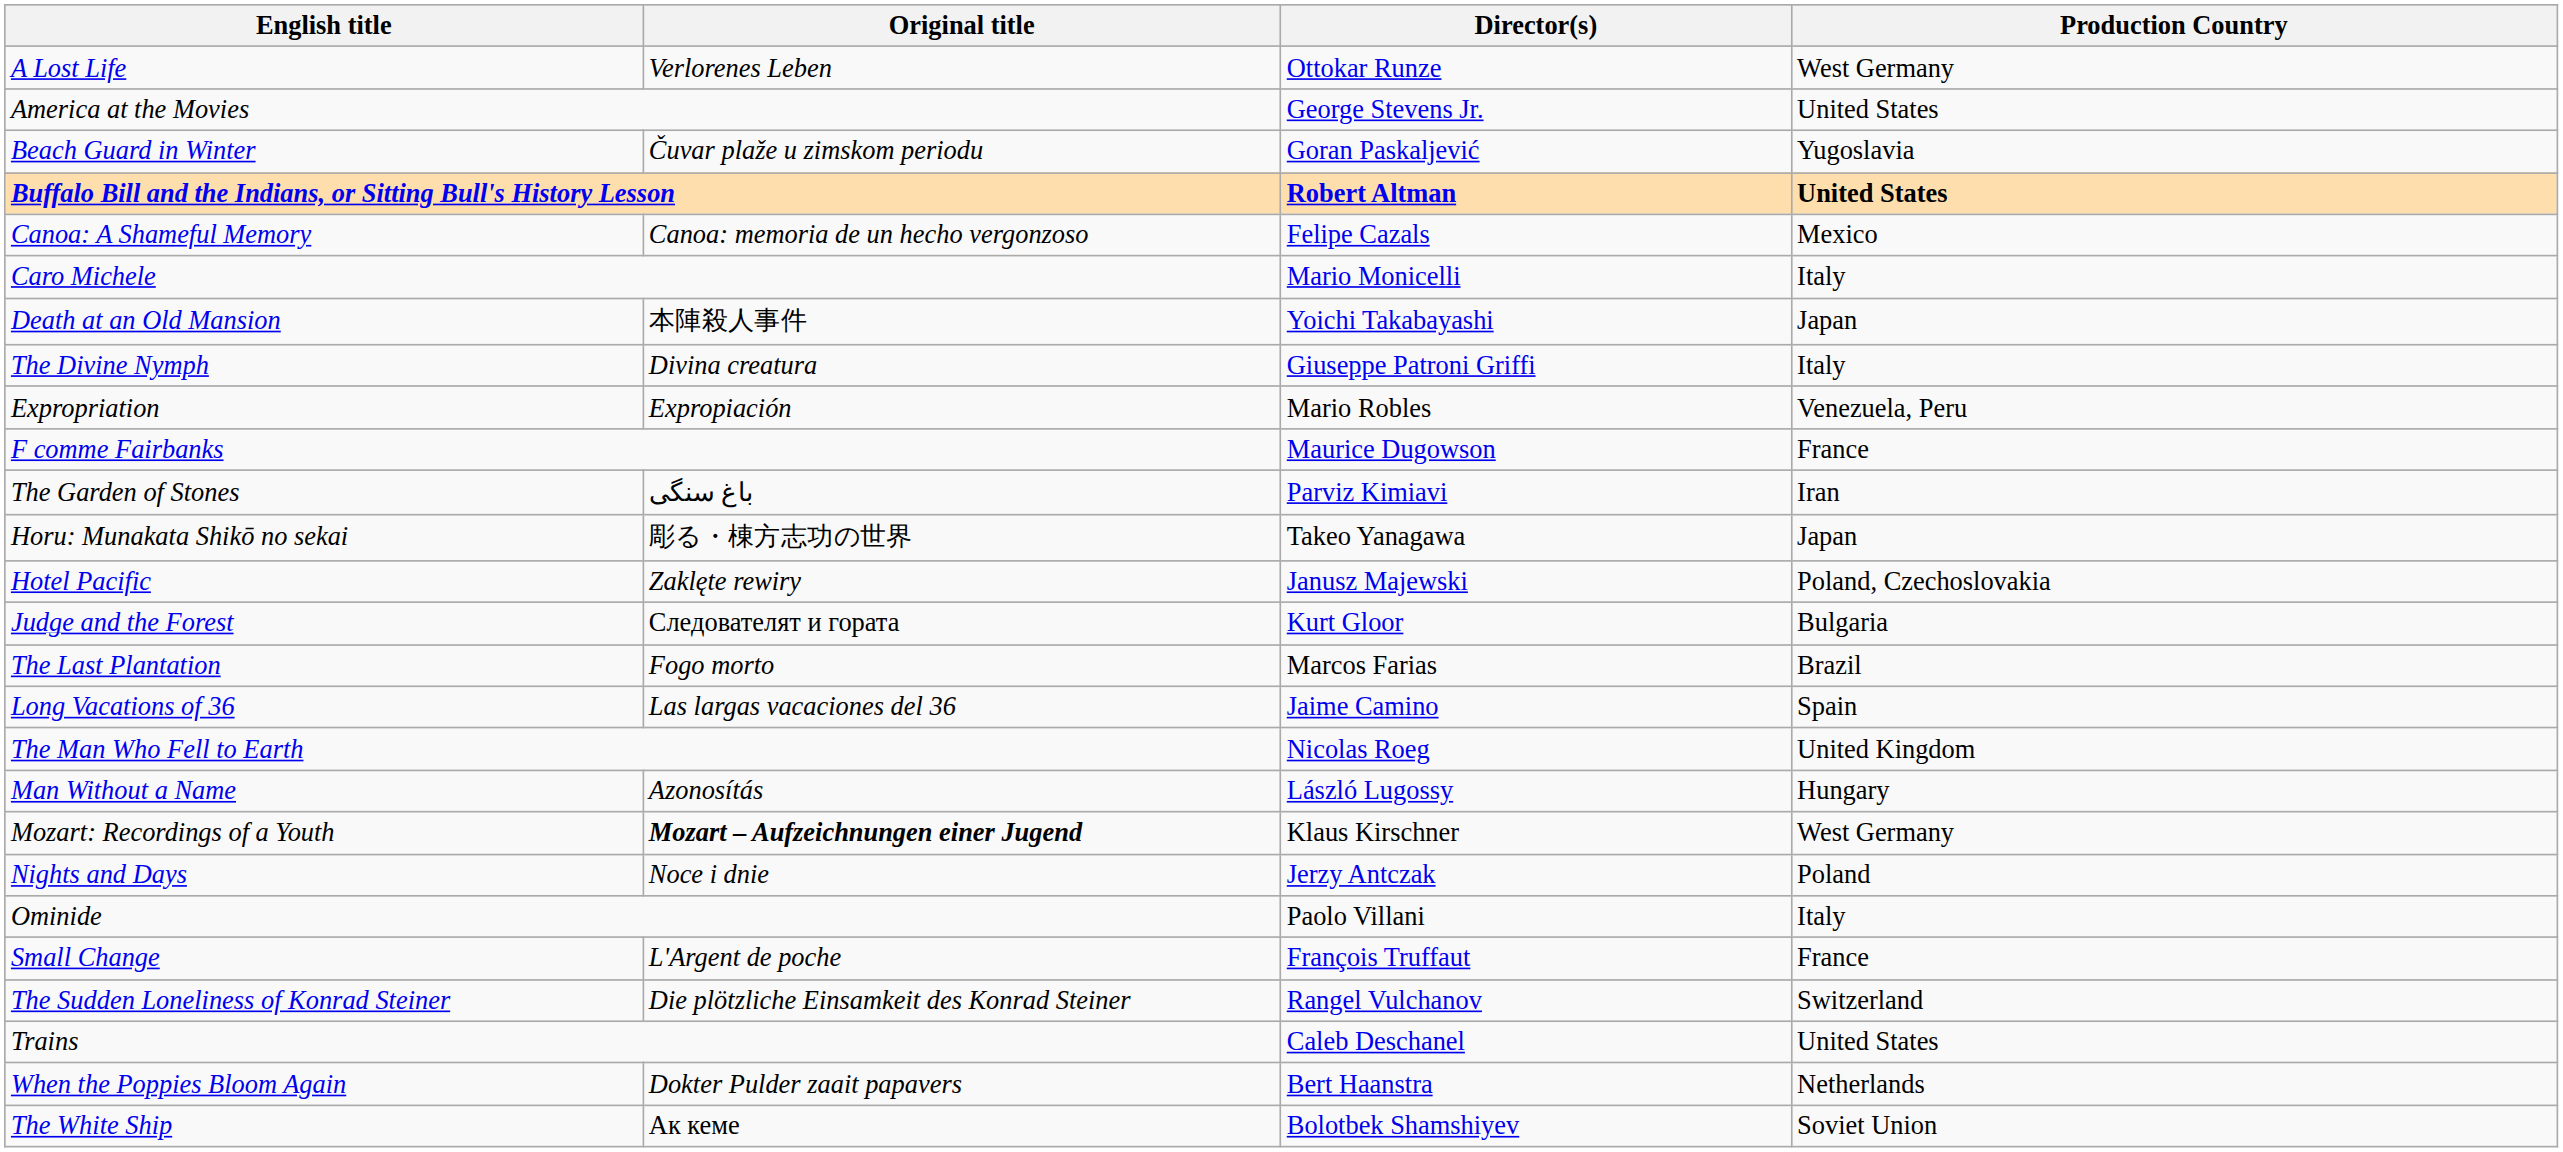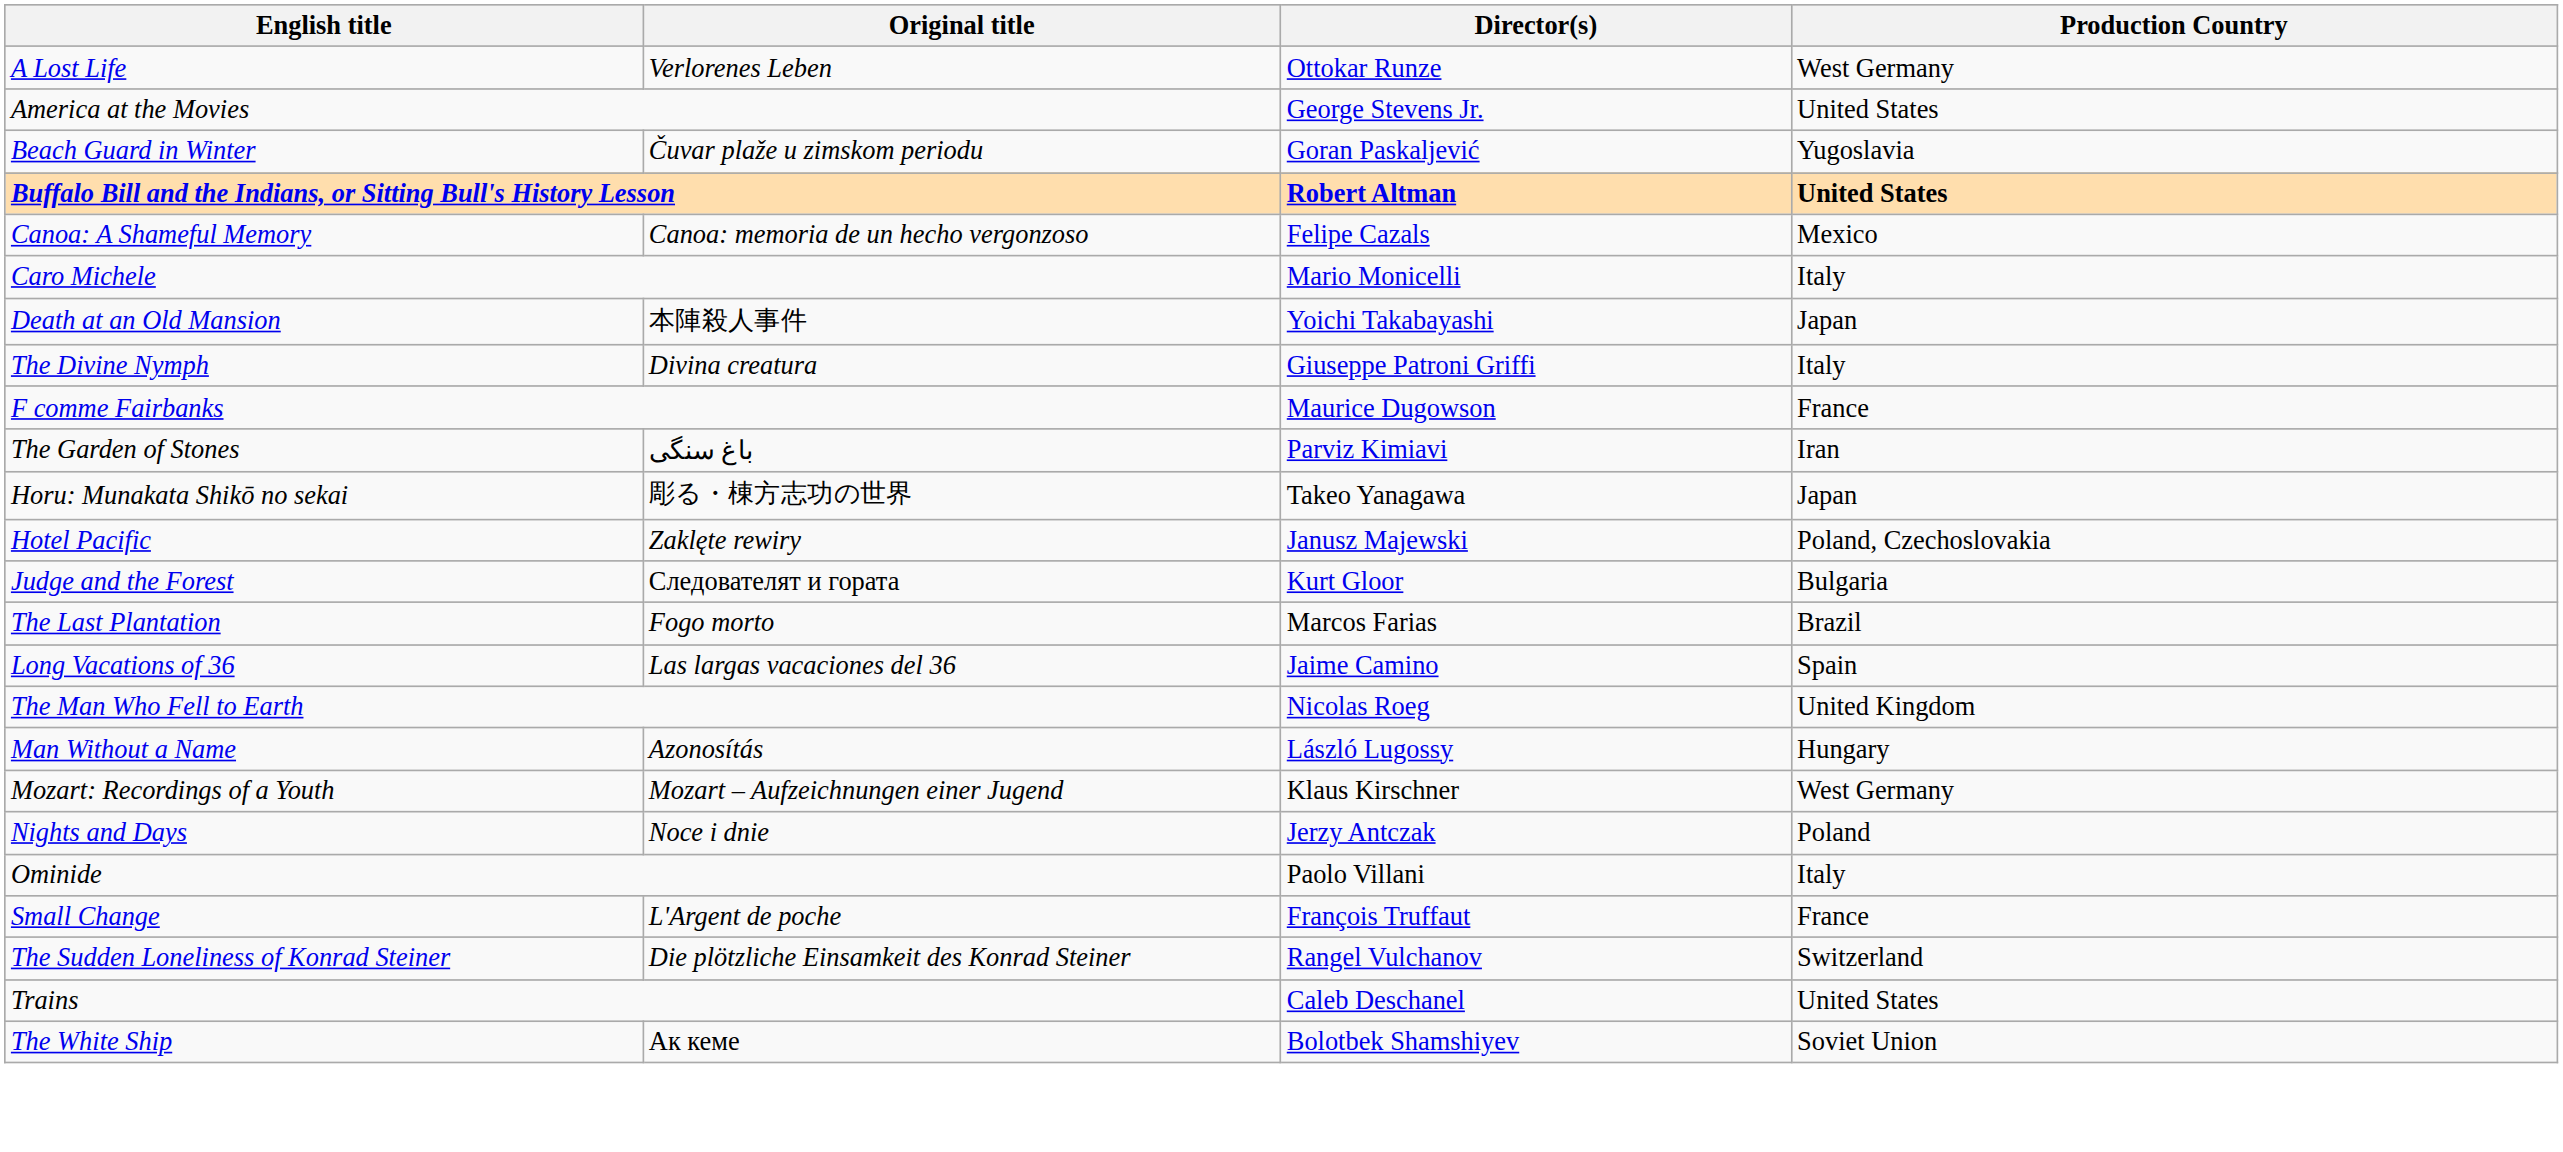- row: (85, 407)
(865, 832) bold -> (856, 790) normal
- row: (179, 1083)
